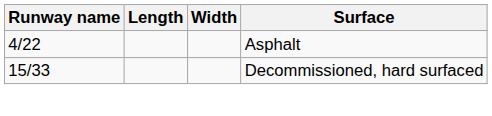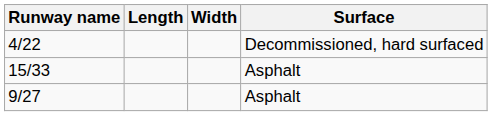(273, 44) Asphalt -> (364, 44) Decommissioned, hard surfaced
(364, 70) Decommissioned, hard surfaced -> (273, 70) Asphalt
+ row: (25, 96)
